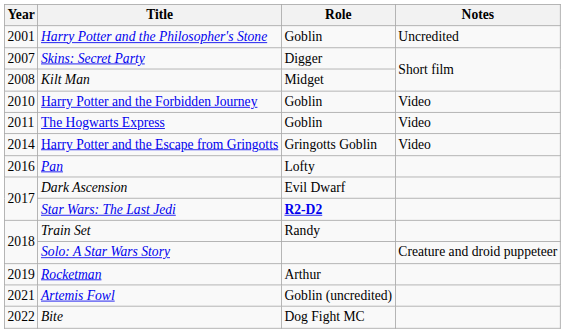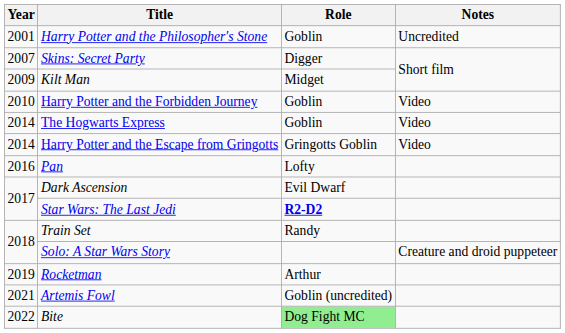(21, 79) 2008 -> (21, 79) 2009
(21, 123) 2011 -> (21, 123) 2014
(325, 317) no background -> (325, 317) lightgreen background
